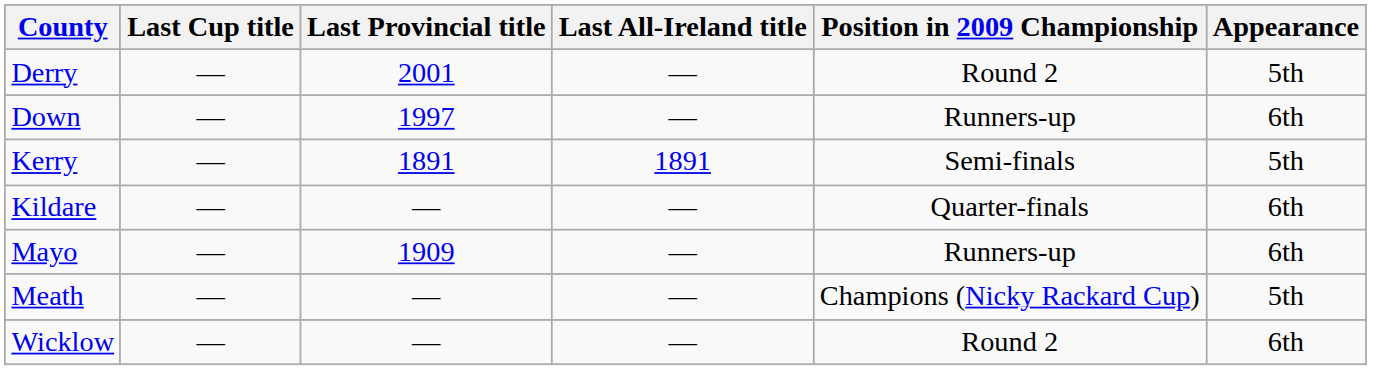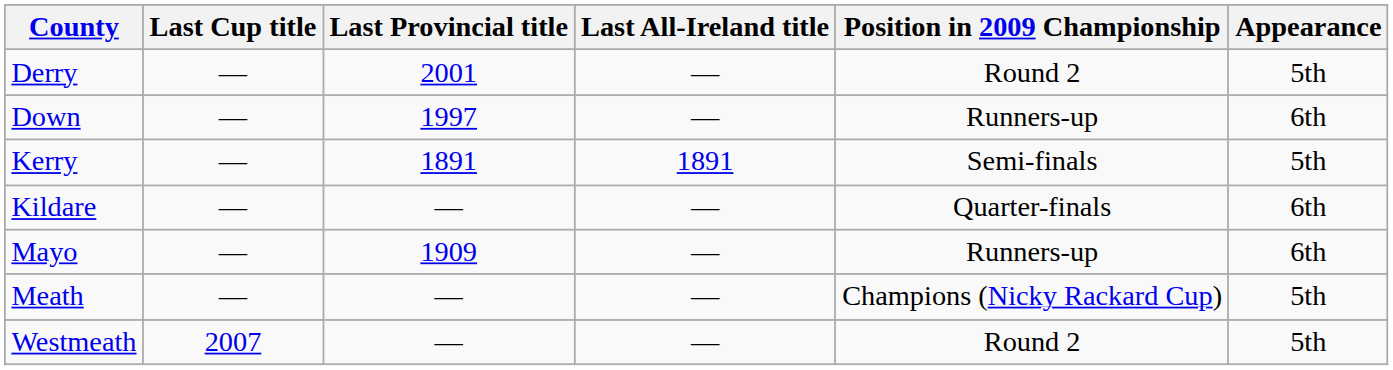+ row: (74, 341)
- row: (63, 341)
